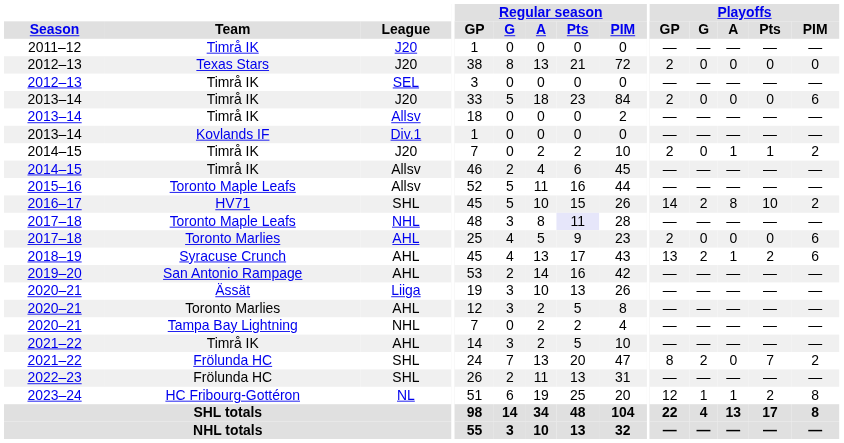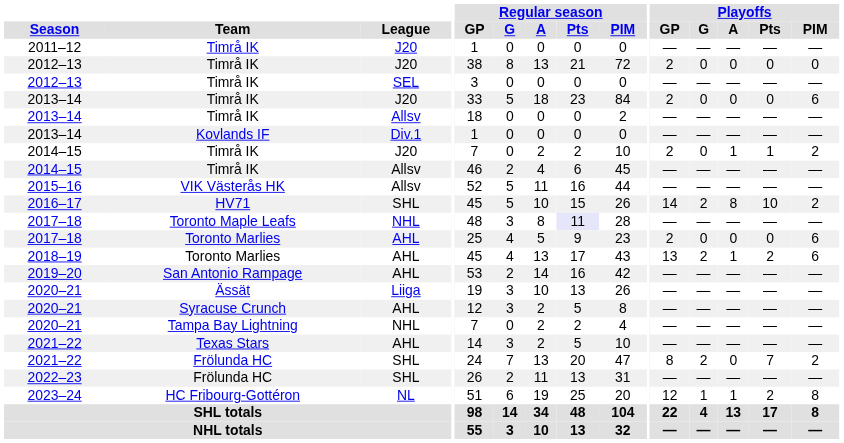(233, 64) Texas Stars -> (233, 64) Timrå IK
(233, 186) Toronto Maple Leafs -> (233, 186) VIK Västerås HK
(233, 256) Syracuse Crunch -> (233, 256) Toronto Marlies
(233, 308) Toronto Marlies -> (233, 308) Syracuse Crunch
(233, 343) Timrå IK -> (233, 343) Texas Stars
